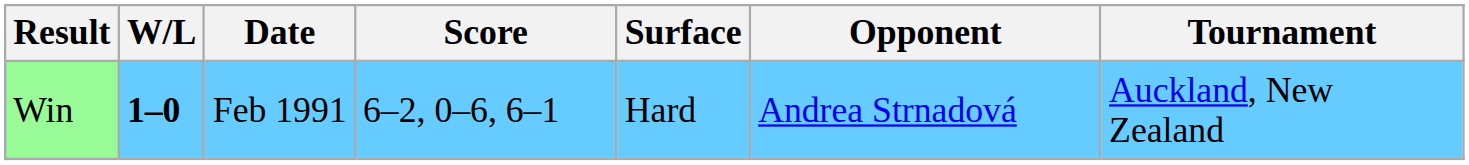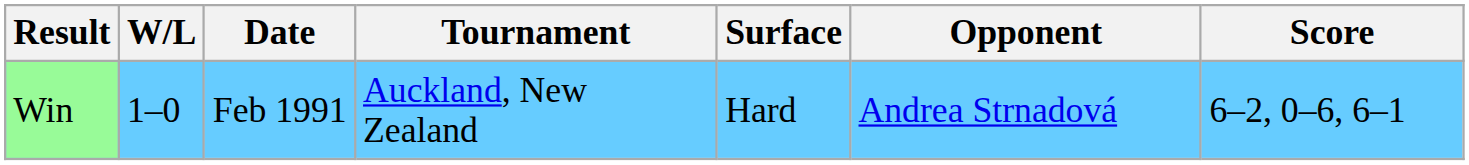columns swapped: (1282, 32) <-> (486, 32)
(154, 109) bold -> (154, 109) normal
